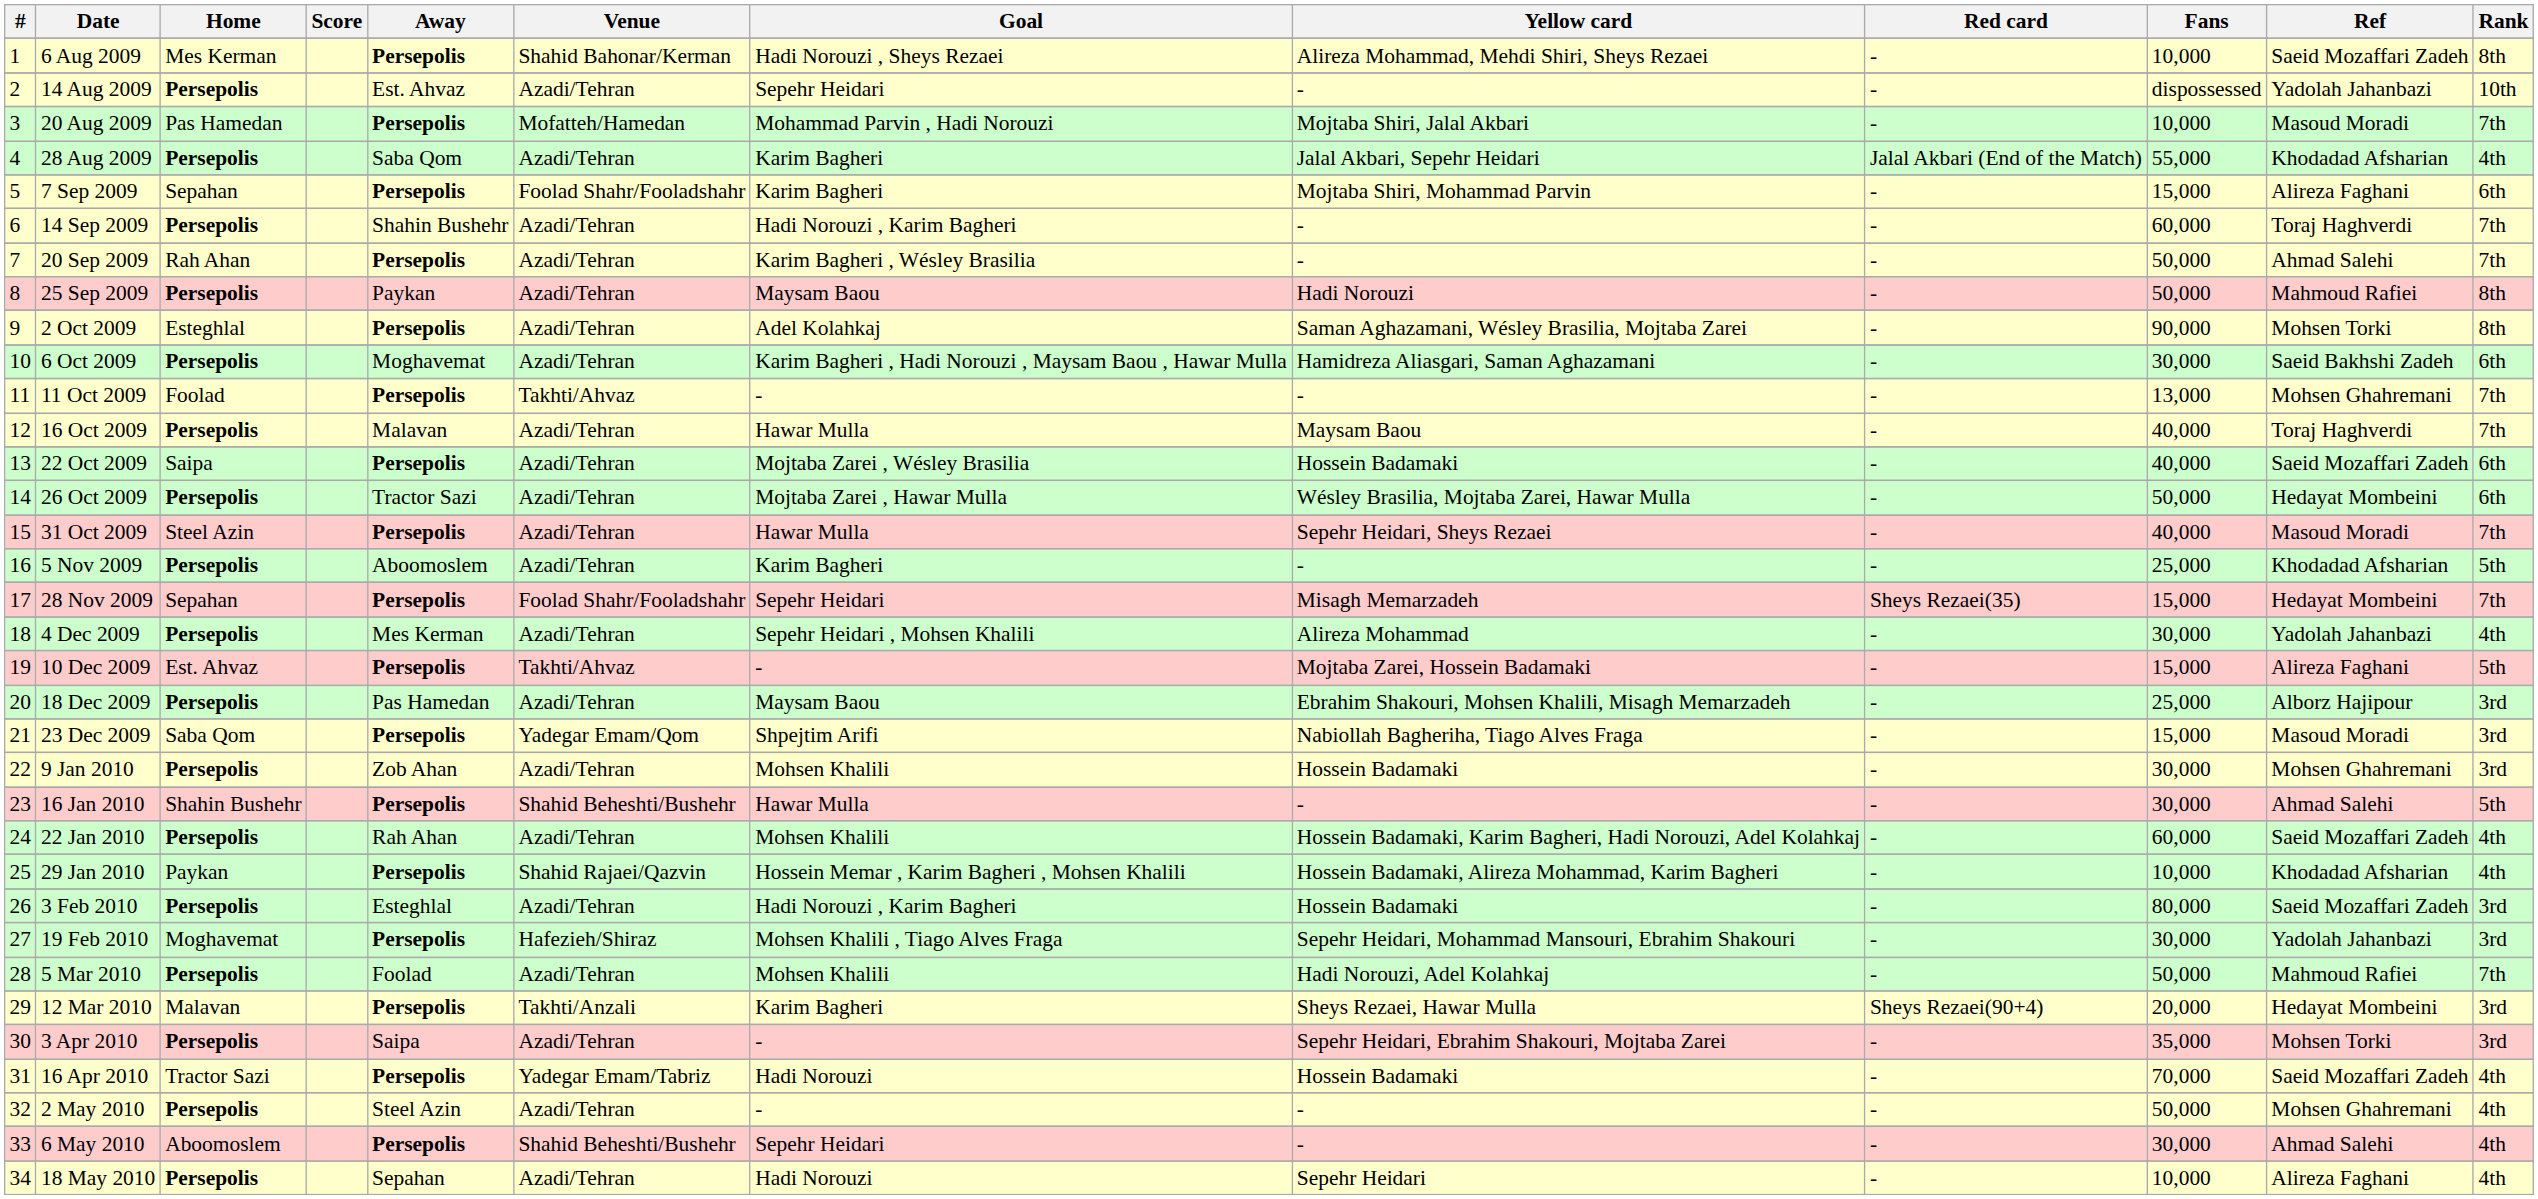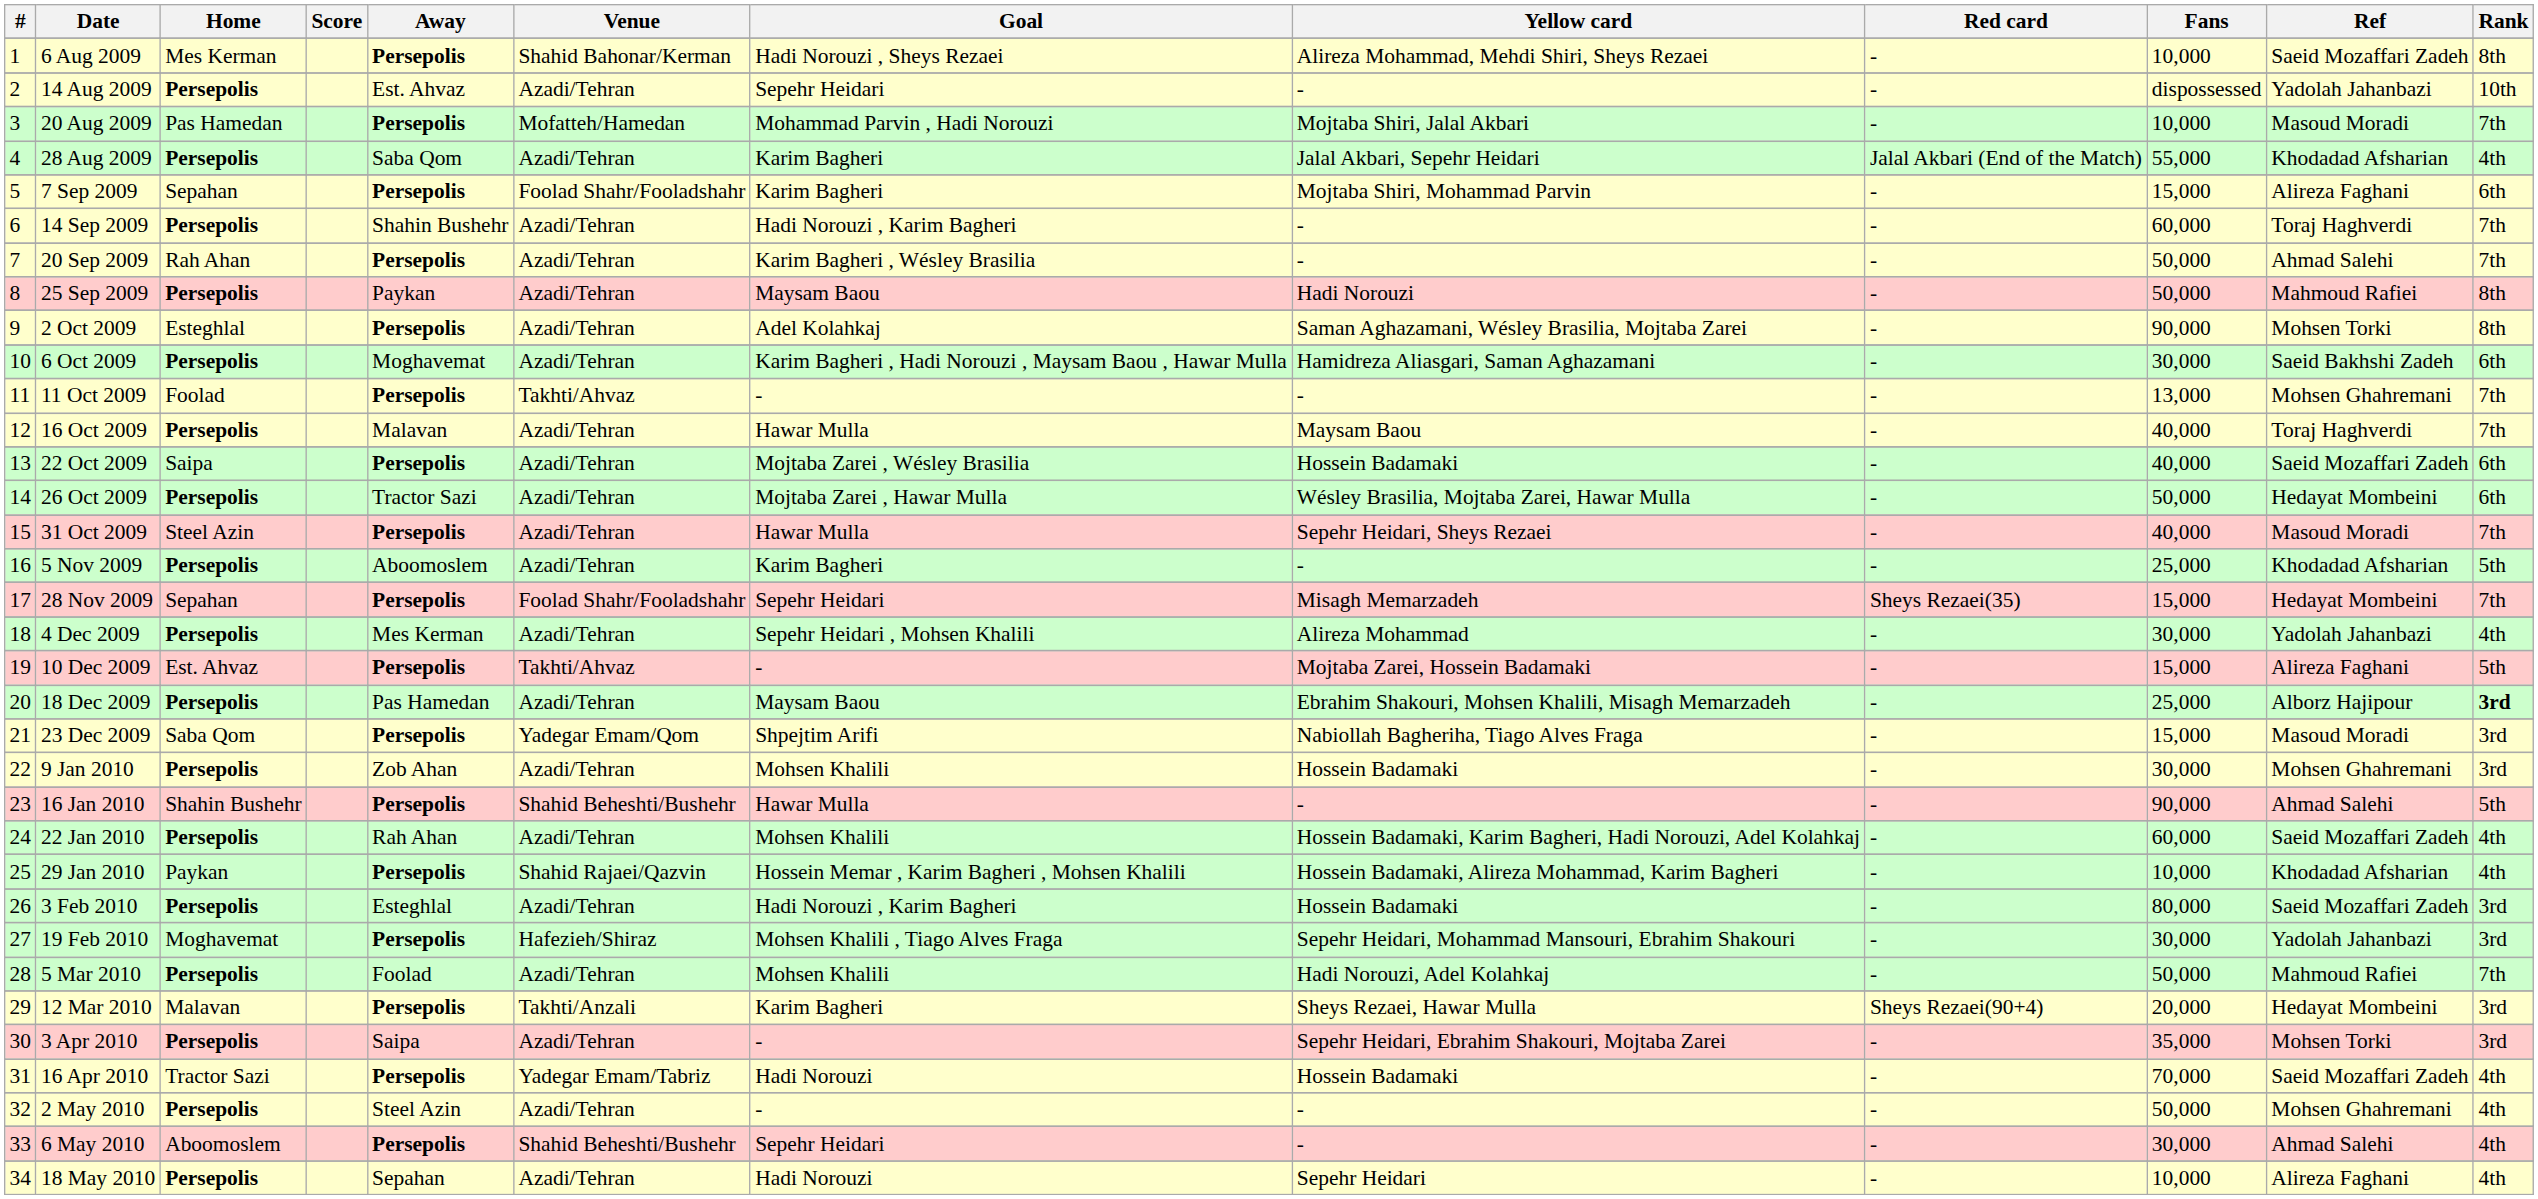(2493, 701) normal -> (2495, 701) bold
(2181, 803) 30,000 -> (2181, 803) 90,000
